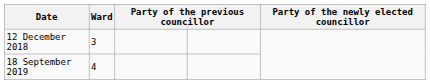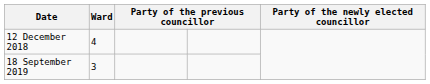(94, 42) 3 -> (94, 42) 4
(94, 67) 4 -> (94, 67) 3
